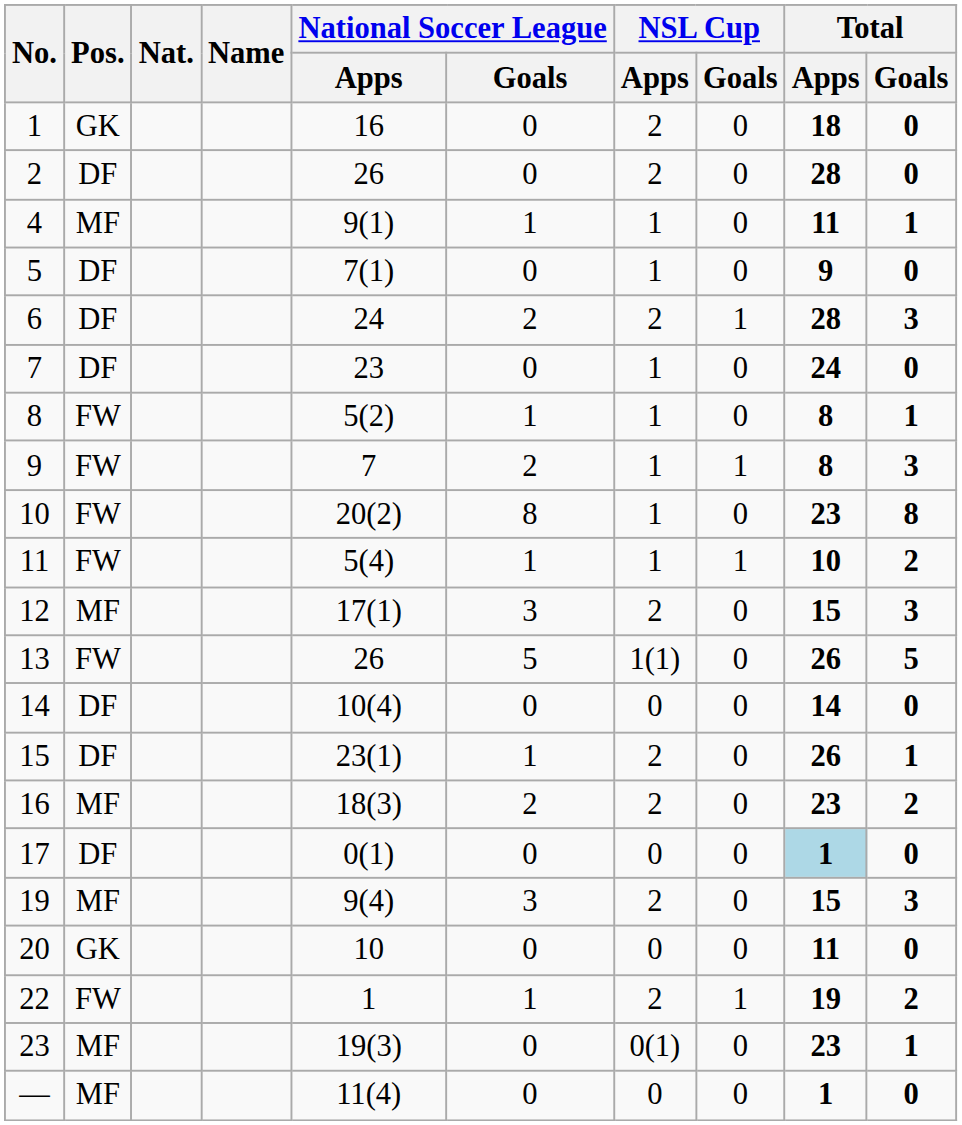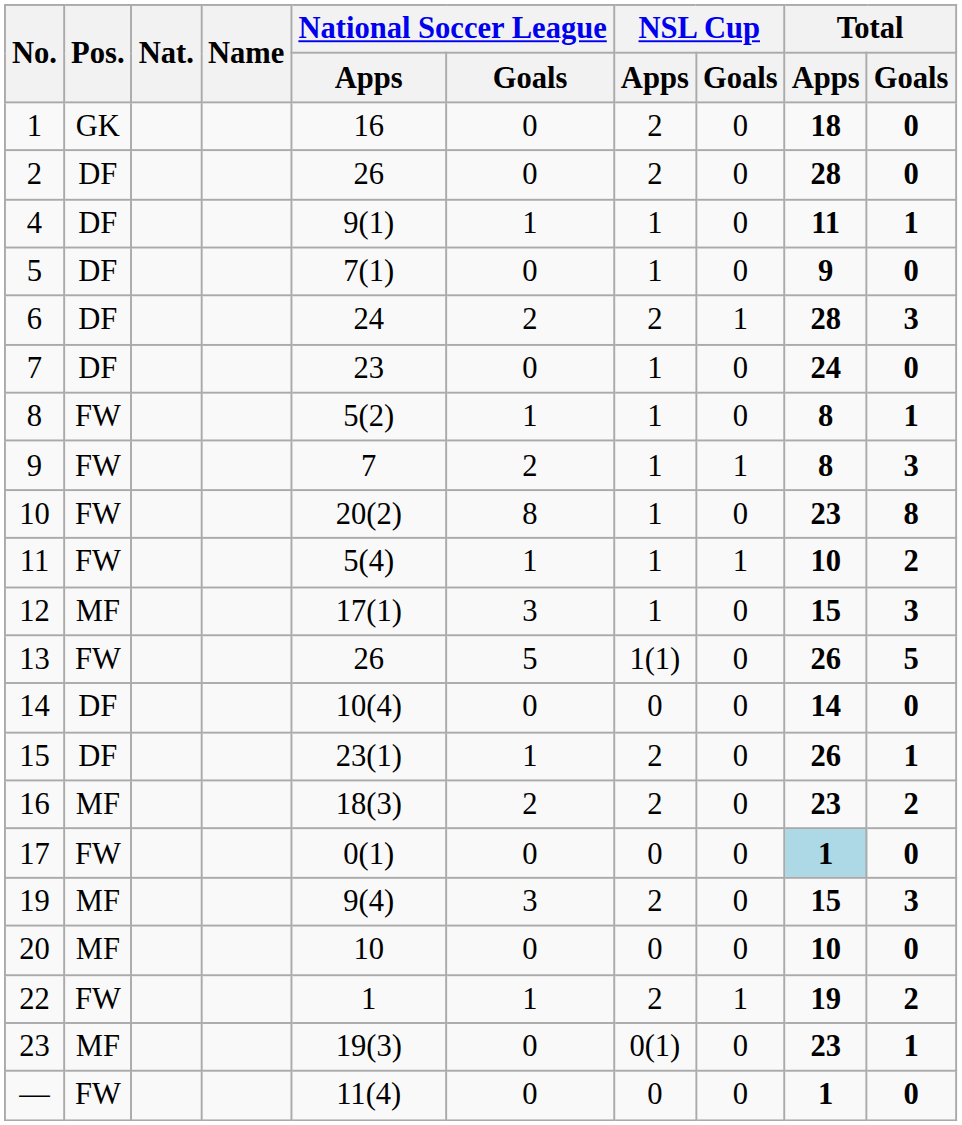(98, 222) MF -> (98, 222) DF
(655, 610) 2 -> (655, 610) 1
(98, 852) DF -> (98, 852) FW
(98, 949) GK -> (98, 949) MF
(826, 949) 11 -> (826, 949) 10
(98, 1094) MF -> (98, 1094) FW
